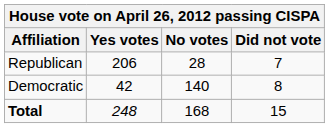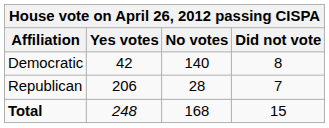rows swapped: (46, 87) <-> (45, 63)
